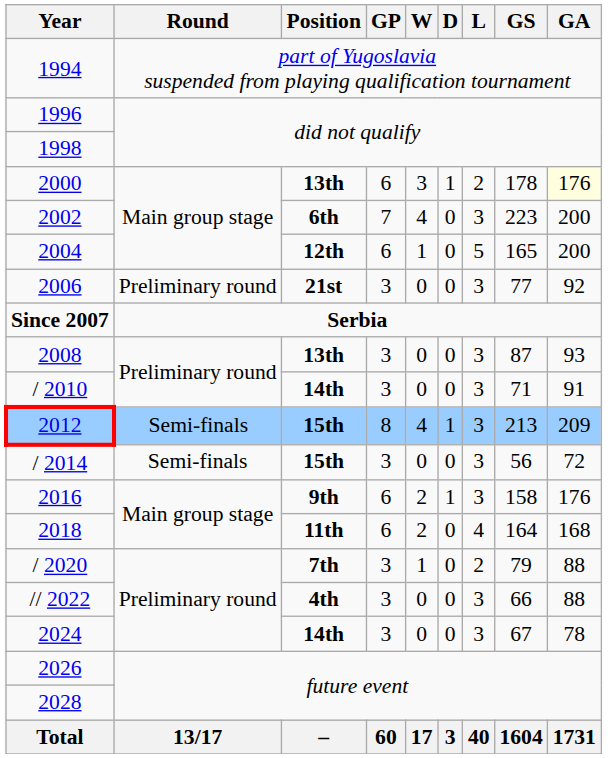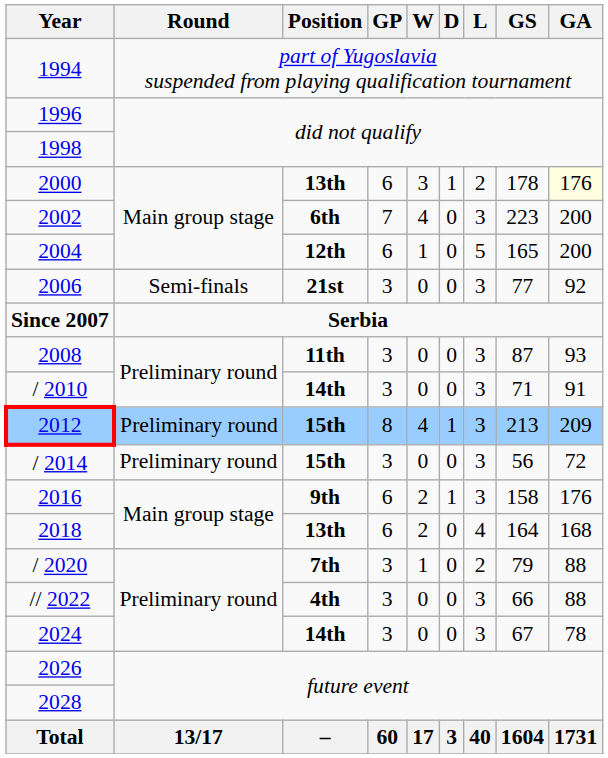(198, 285) Preliminary round -> (198, 285) Semi-finals
(324, 354) 13th -> (325, 354) 11th
(198, 425) Semi-finals -> (199, 425) Preliminary round
(198, 461) Semi-finals -> (198, 461) Preliminary round
(324, 530) 11th -> (325, 530) 13th
